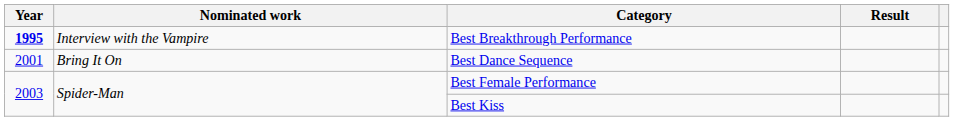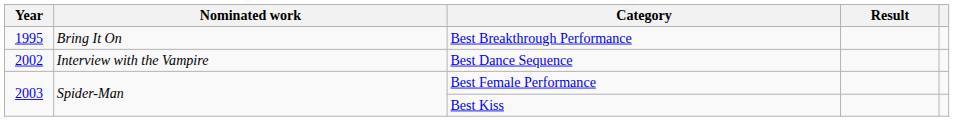(29, 37) bold -> (29, 37) normal
(133, 37) Interview with the Vampire -> (89, 37) Bring It On
(29, 60) 2001 -> (29, 60) 2002
(89, 60) Bring It On -> (133, 60) Interview with the Vampire
